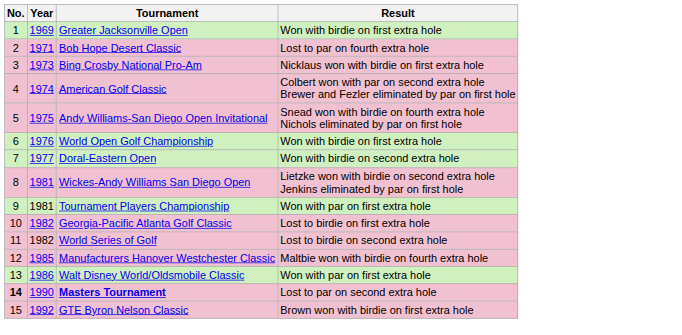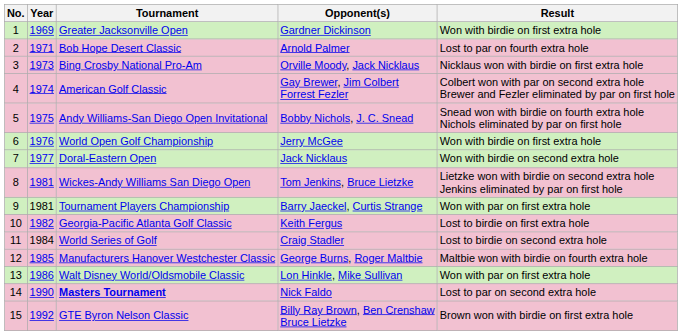+ column: (357, 13)
(42, 241) 1982 -> (42, 241) 1984
(16, 292) bold -> (16, 292) normal
